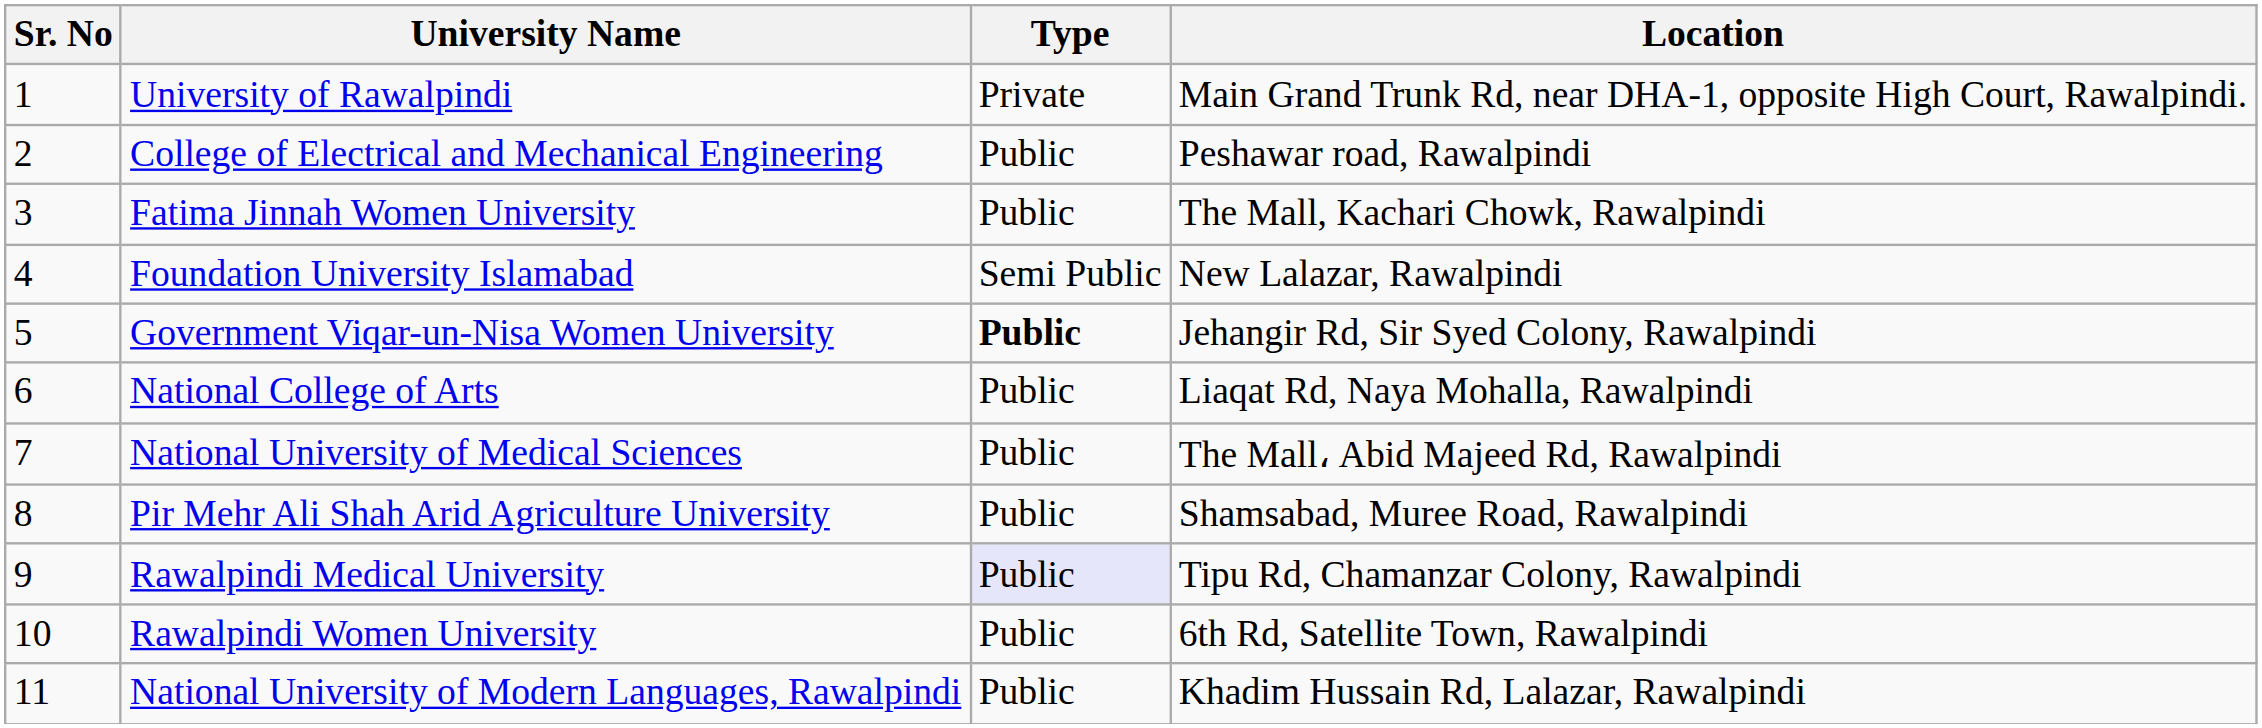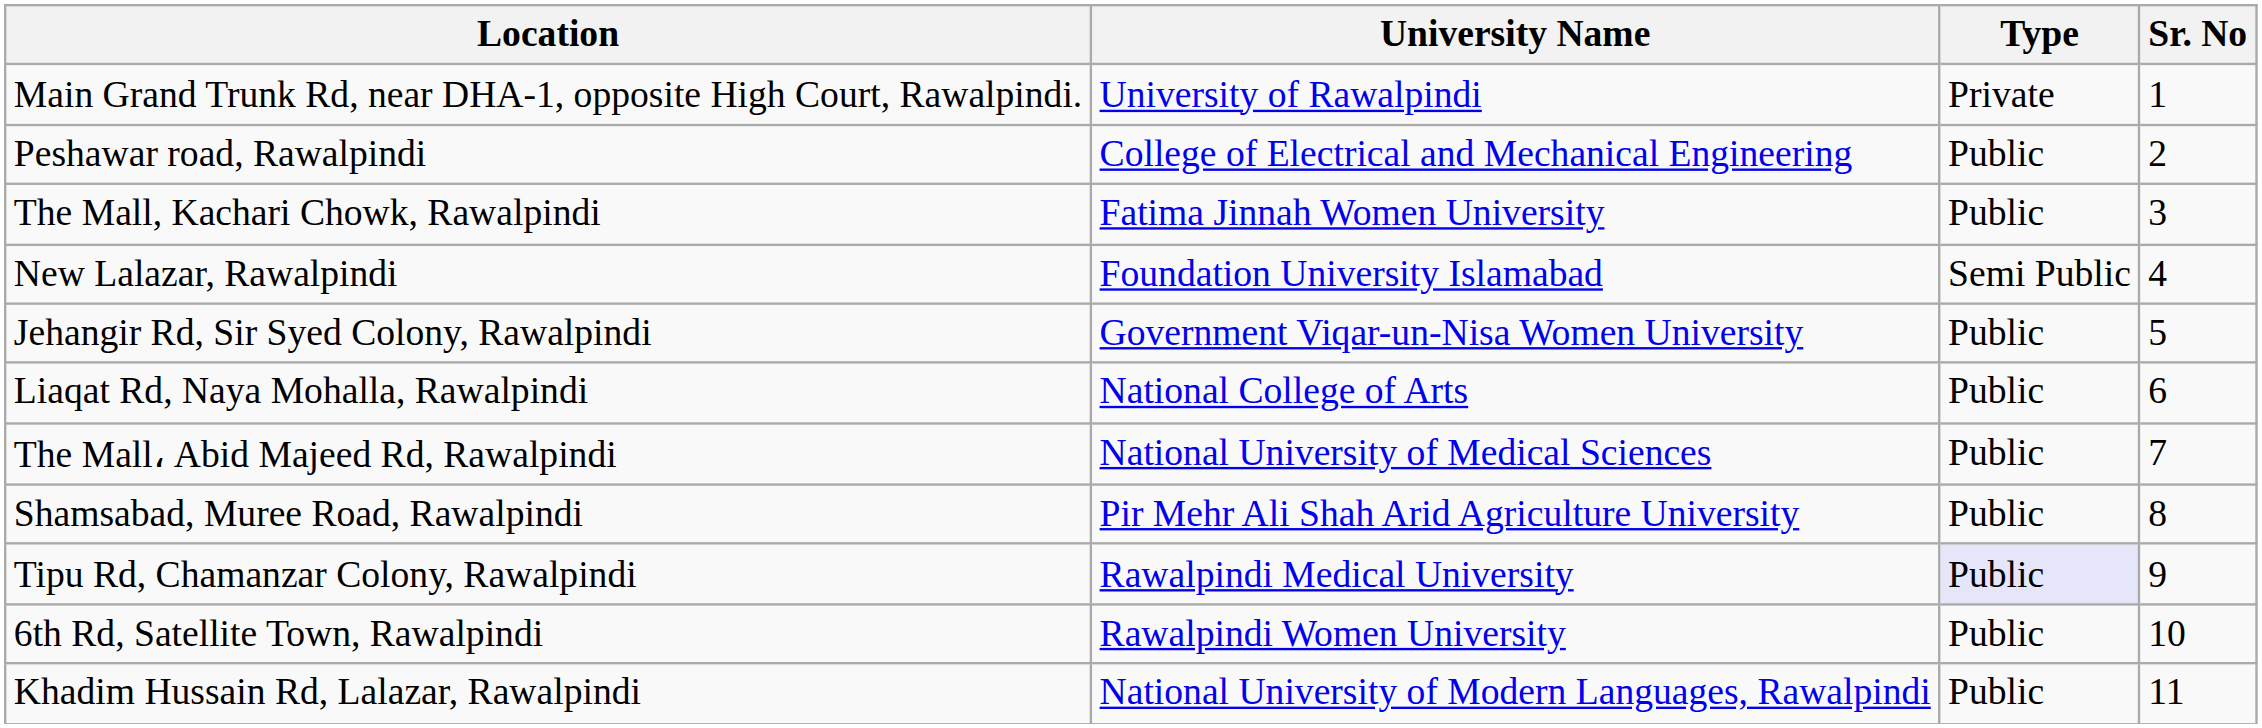columns swapped: (63, 34) <-> (1713, 34)
(1030, 332) bold -> (1996, 332) normal
